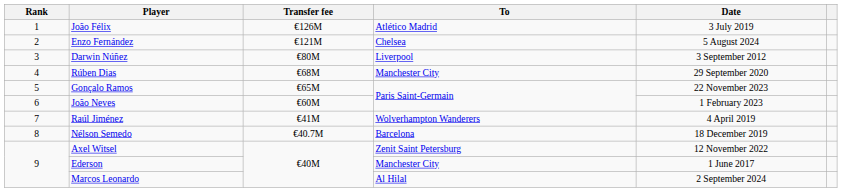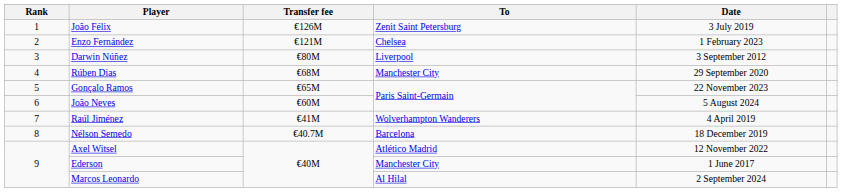(406, 27) Atlético Madrid -> (418, 27) Zenit Saint Petersburg
(731, 42) 5 August 2024 -> (731, 42) 1 February 2023
(731, 103) 1 February 2023 -> (731, 103) 5 August 2024
(418, 149) Zenit Saint Petersburg -> (406, 149) Atlético Madrid
